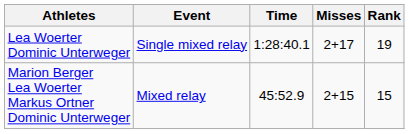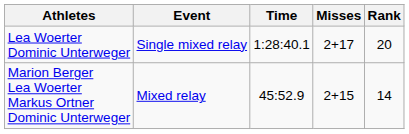(384, 44) 19 -> (384, 44) 20
(384, 96) 15 -> (384, 96) 14
